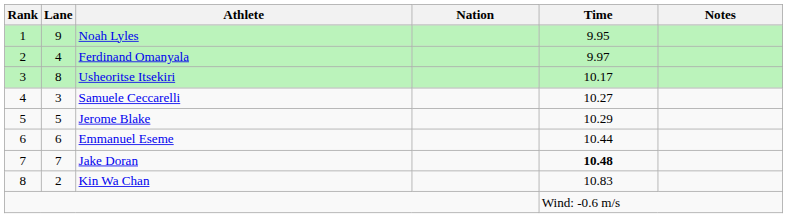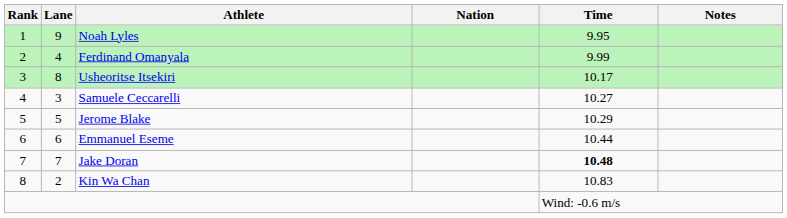(598, 56) 9.97 -> (598, 56) 9.99
